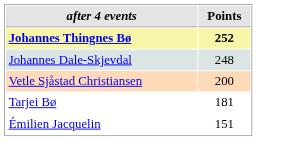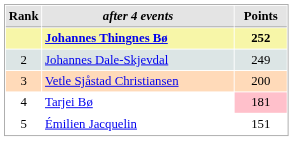+ column: (24, 16)
(224, 59) 248 -> (261, 59) 249
(224, 102) no background -> (261, 102) pink background
